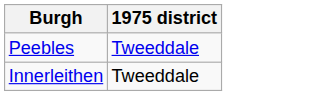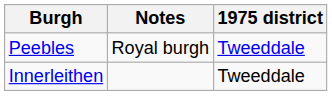+ column: (160, 18)
